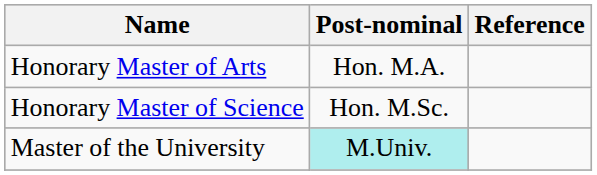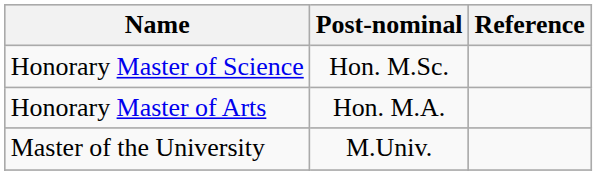rows swapped: (139, 66) <-> (157, 107)
(389, 148) paleturquoise background -> (389, 148) no background
